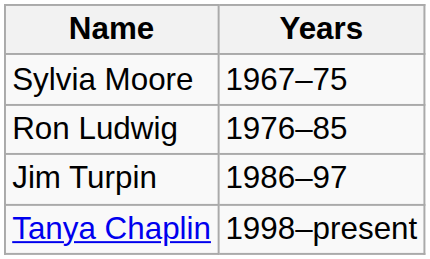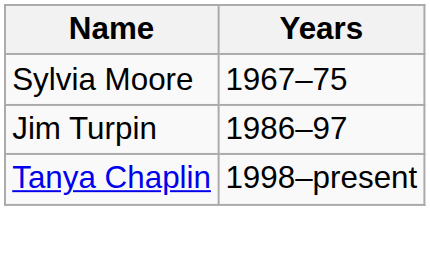- row: (95, 128)
